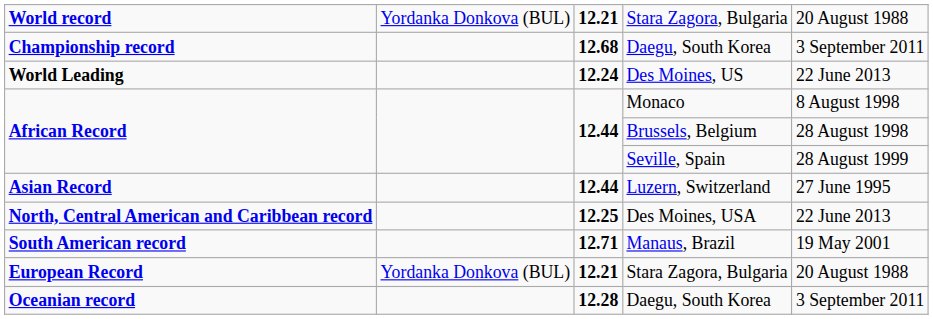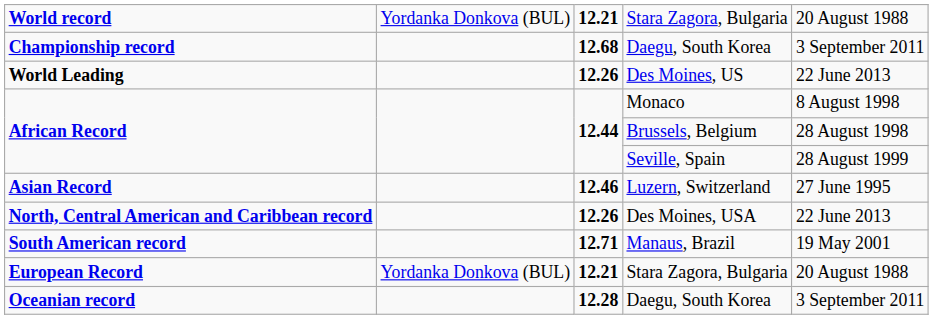(598, 74) 12.24 -> (598, 74) 12.26
(598, 187) 12.44 -> (598, 187) 12.46
(598, 215) 12.25 -> (598, 215) 12.26
